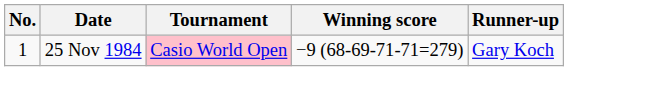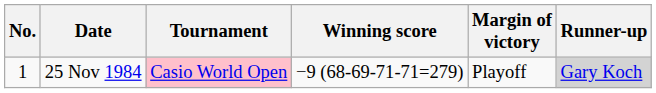+ column: (512, 30)
(513, 50) no background -> (601, 72) lightgrey background
